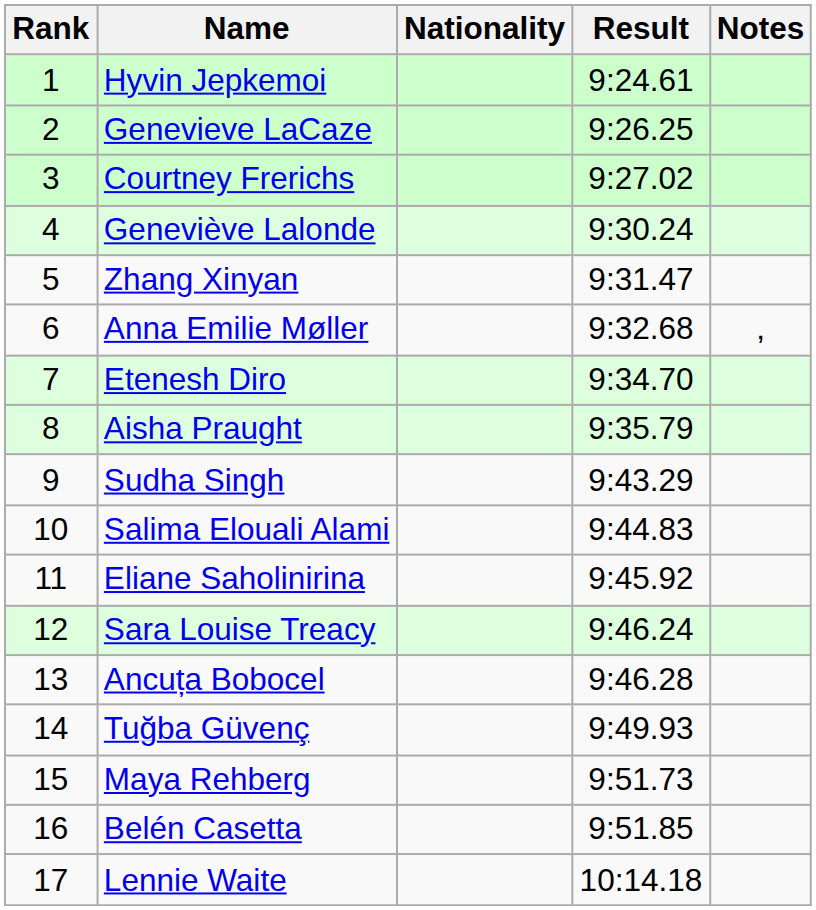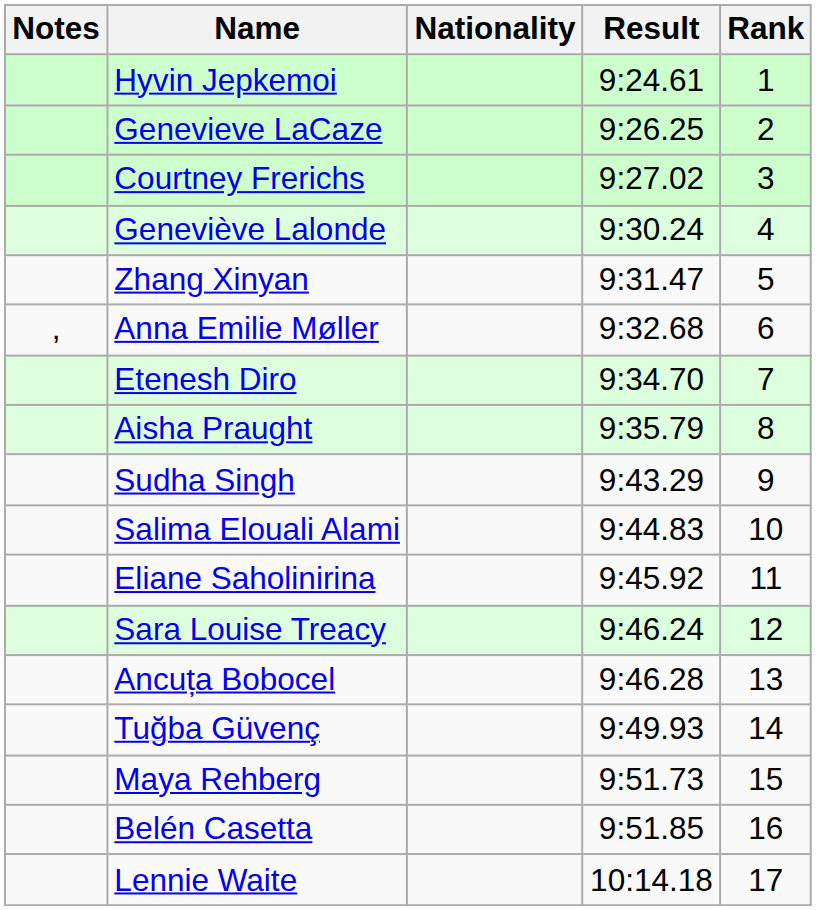columns swapped: (51, 29) <-> (761, 29)
